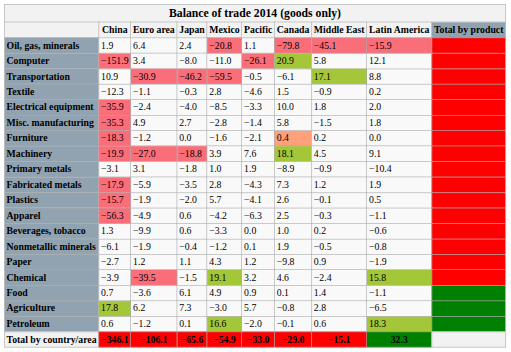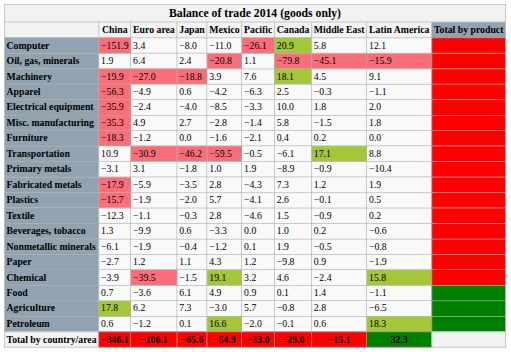rows swapped: (28, 61) <-> (43, 45)
rows swapped: (38, 76) <-> (29, 153)
rows swapped: (24, 215) <-> (20, 92)
(283, 138) lightsalmon background -> (283, 138) no background
